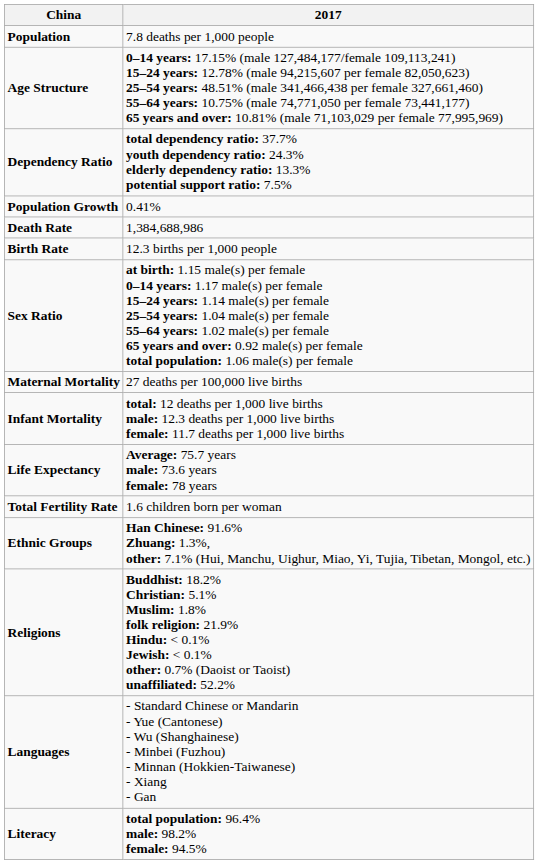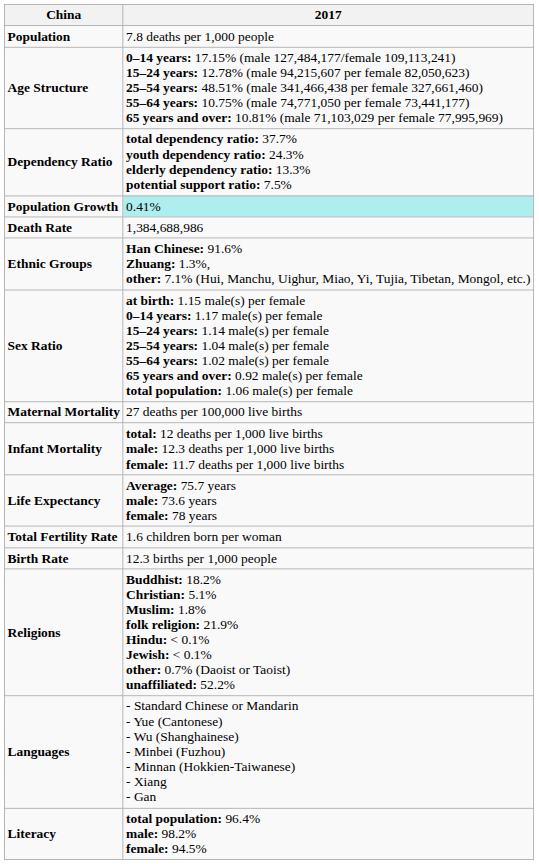(143, 206) no background -> (143, 206) paleturquoise background
rows swapped: (38, 248) <-> (50, 543)
